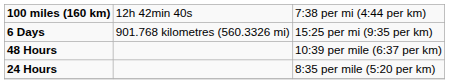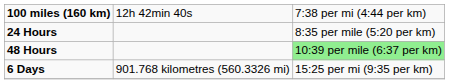rows swapped: (32, 69) <-> (26, 32)
(368, 50) no background -> (368, 50) lightgreen background
